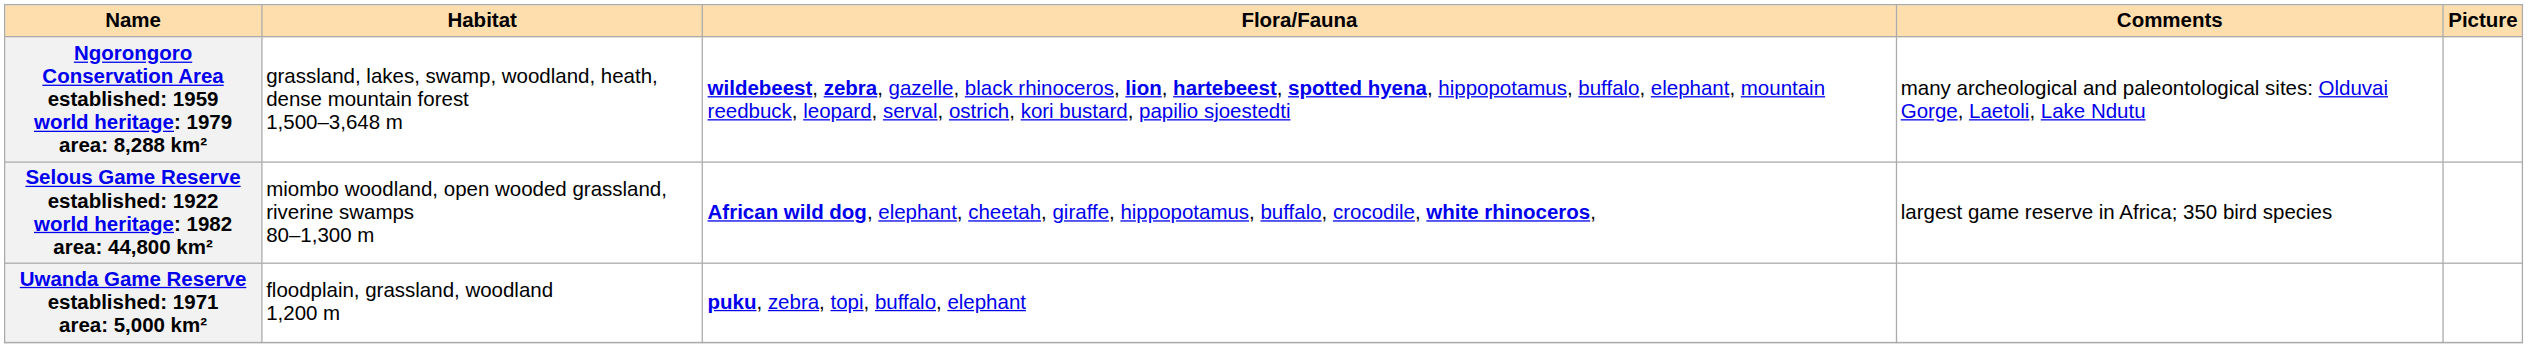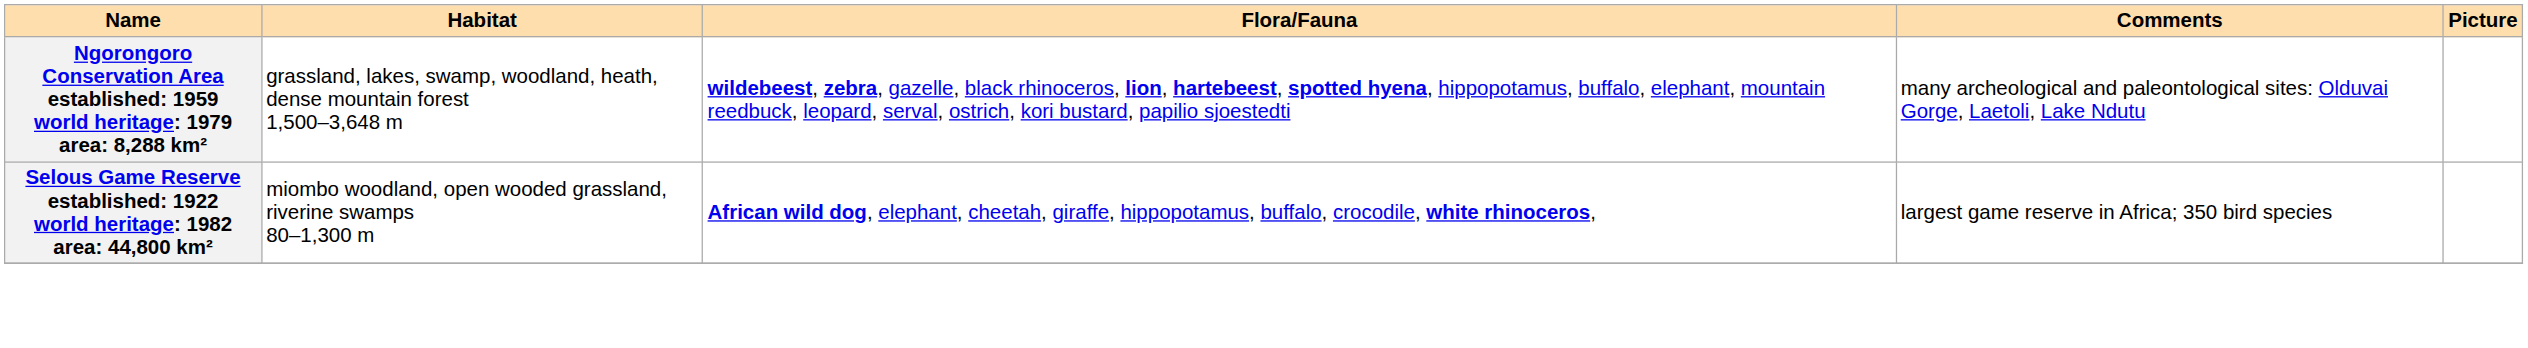- row: (133, 302)
